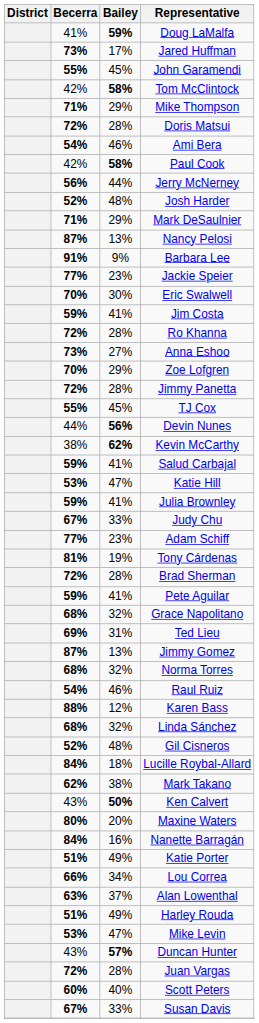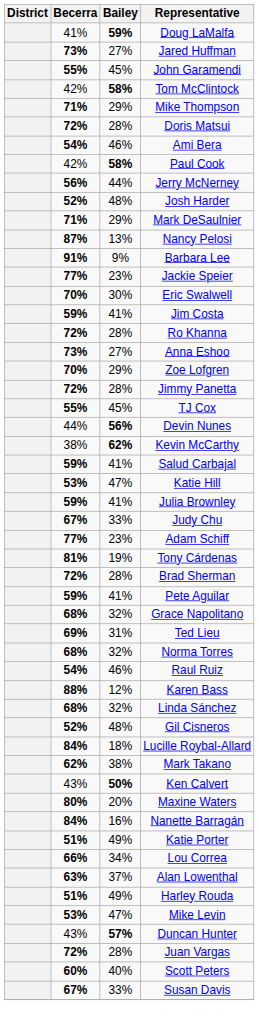(120, 51) 17% -> (120, 51) 27%
- row: (197, 652)
